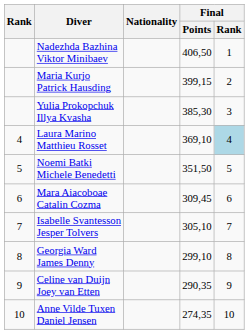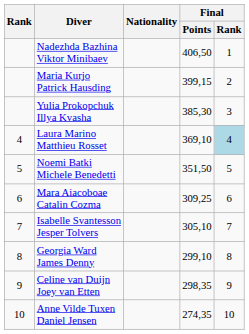(197, 198) 309,45 -> (197, 198) 309,25
(197, 285) 290,35 -> (197, 285) 298,35
